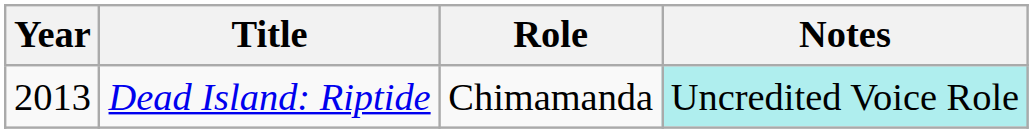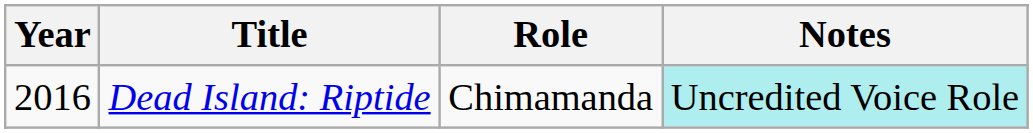(52, 95) 2013 -> (52, 95) 2016
